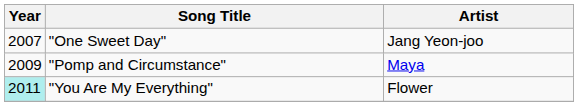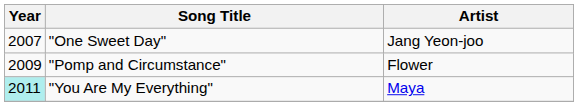(406, 64) Maya -> (410, 64) Flower
(410, 88) Flower -> (406, 88) Maya
